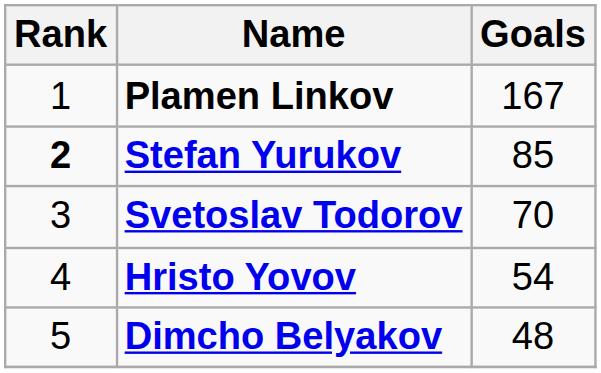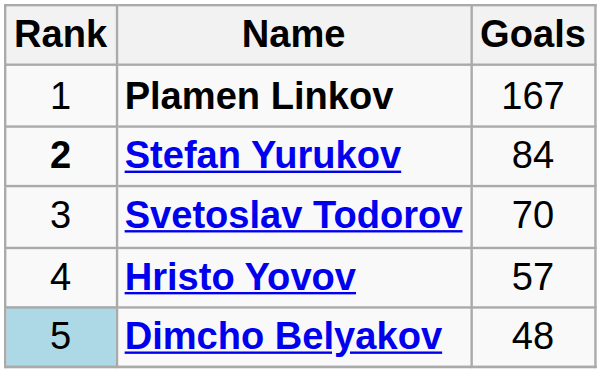(533, 155) 85 -> (533, 155) 84
(533, 276) 54 -> (533, 276) 57
(61, 336) no background -> (61, 336) lightblue background
